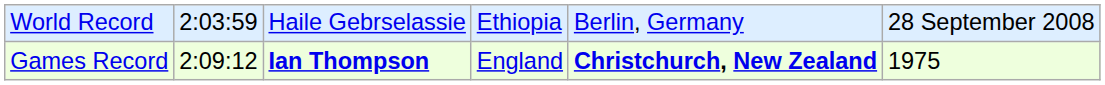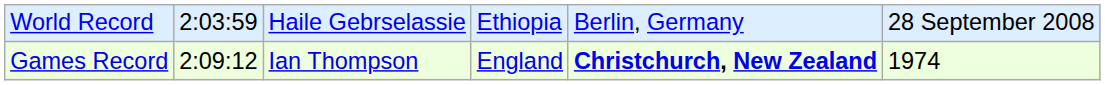(349, 60) bold -> (343, 60) normal
(914, 60) 1975 -> (914, 60) 1974
